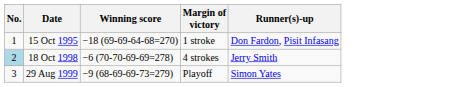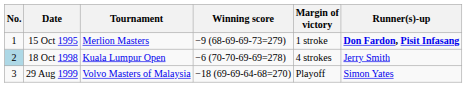+ column: (137, 18)
(130, 41) −18 (69-69-64-68=270) -> (241, 41) −9 (68-69-69-73=279)
(285, 41) normal -> (401, 41) bold
(128, 74) −9 (68-69-69-73=279) -> (243, 74) −18 (69-69-64-68=270)
